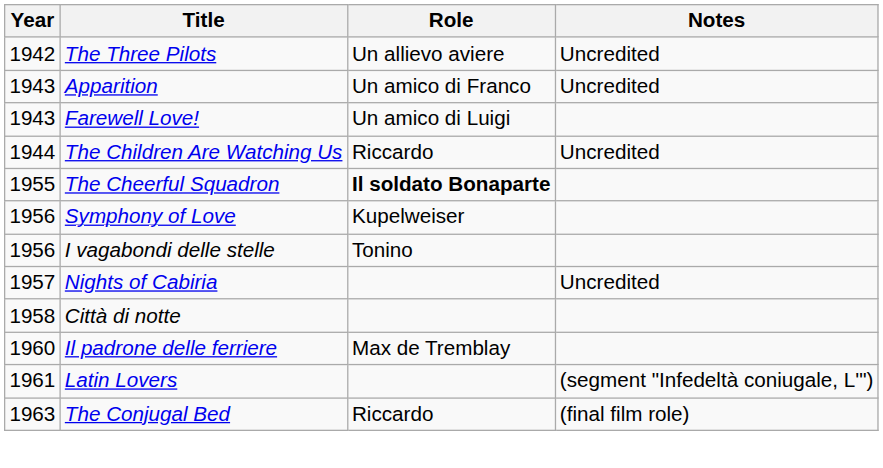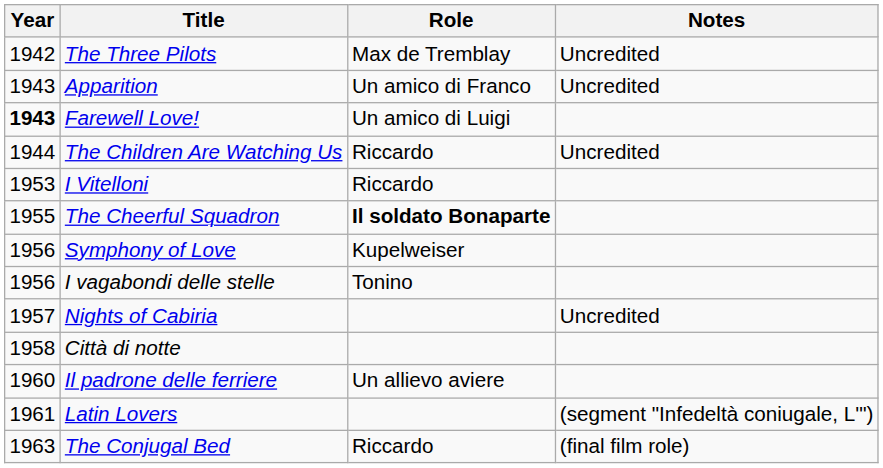(428, 53) Un allievo aviere -> (431, 53) Max de Tremblay
(32, 119) normal -> (32, 119) bold
+ row: (107, 184)
(431, 348) Max de Tremblay -> (428, 380) Un allievo aviere
